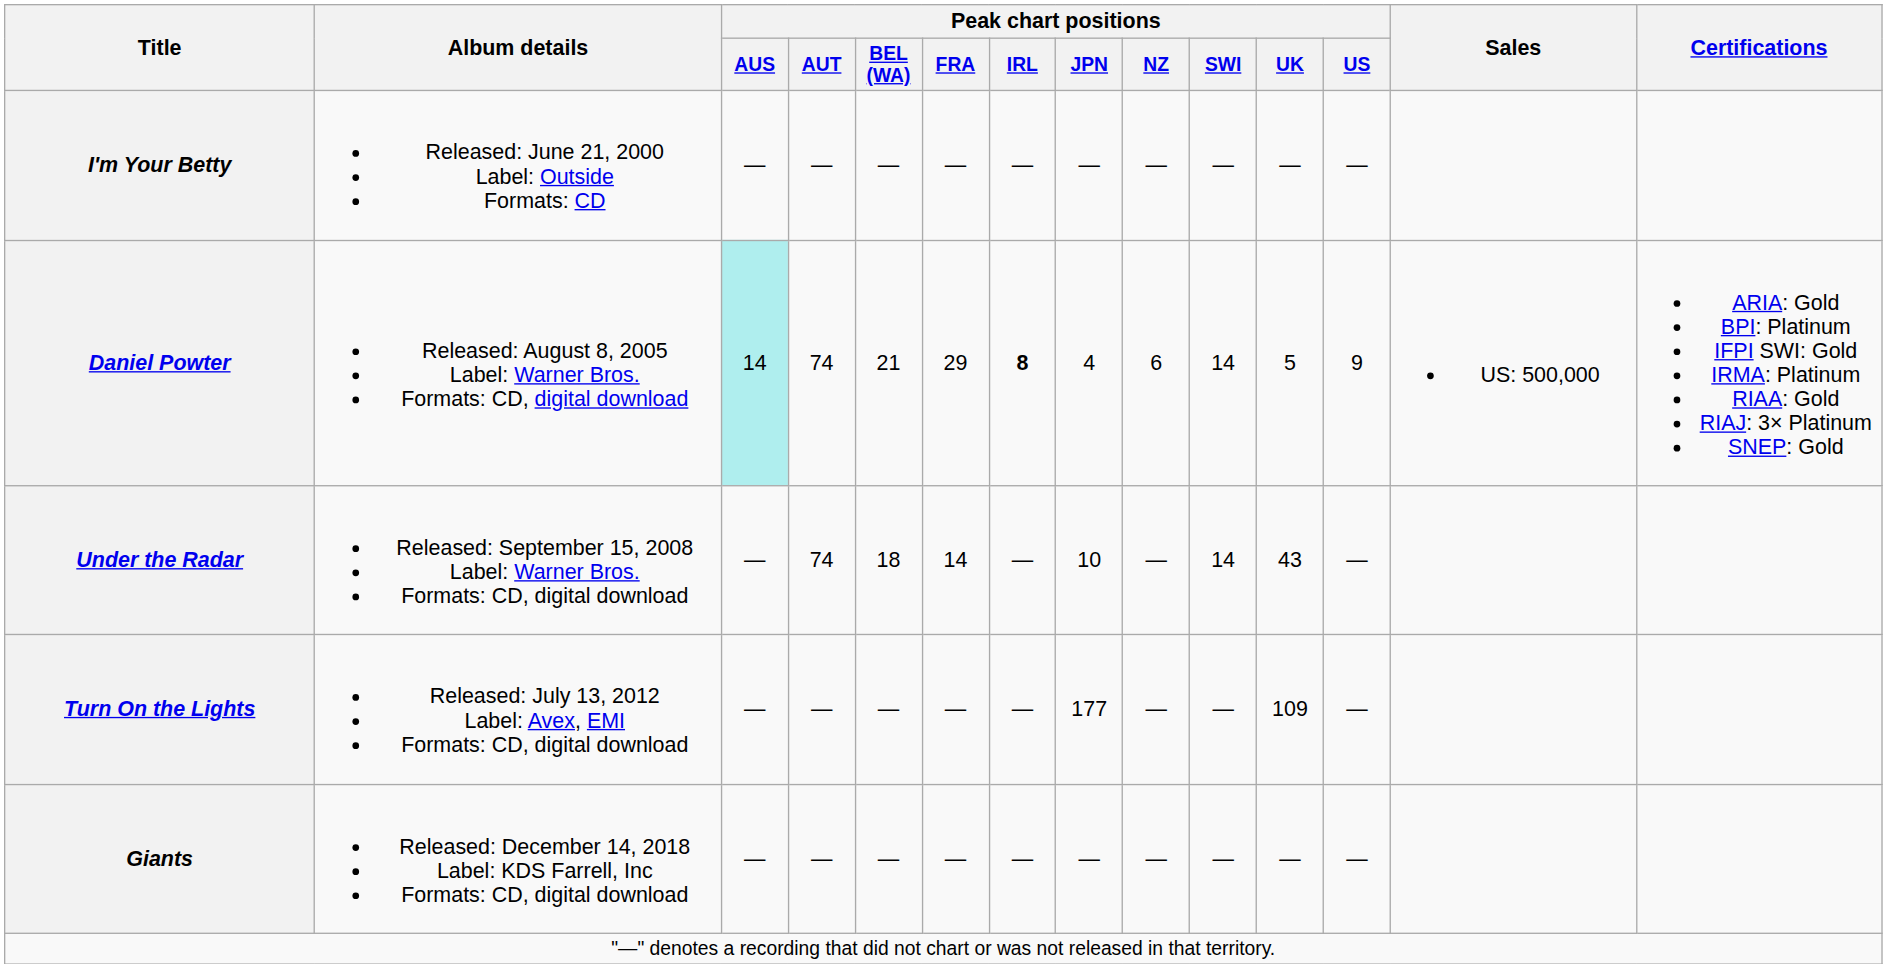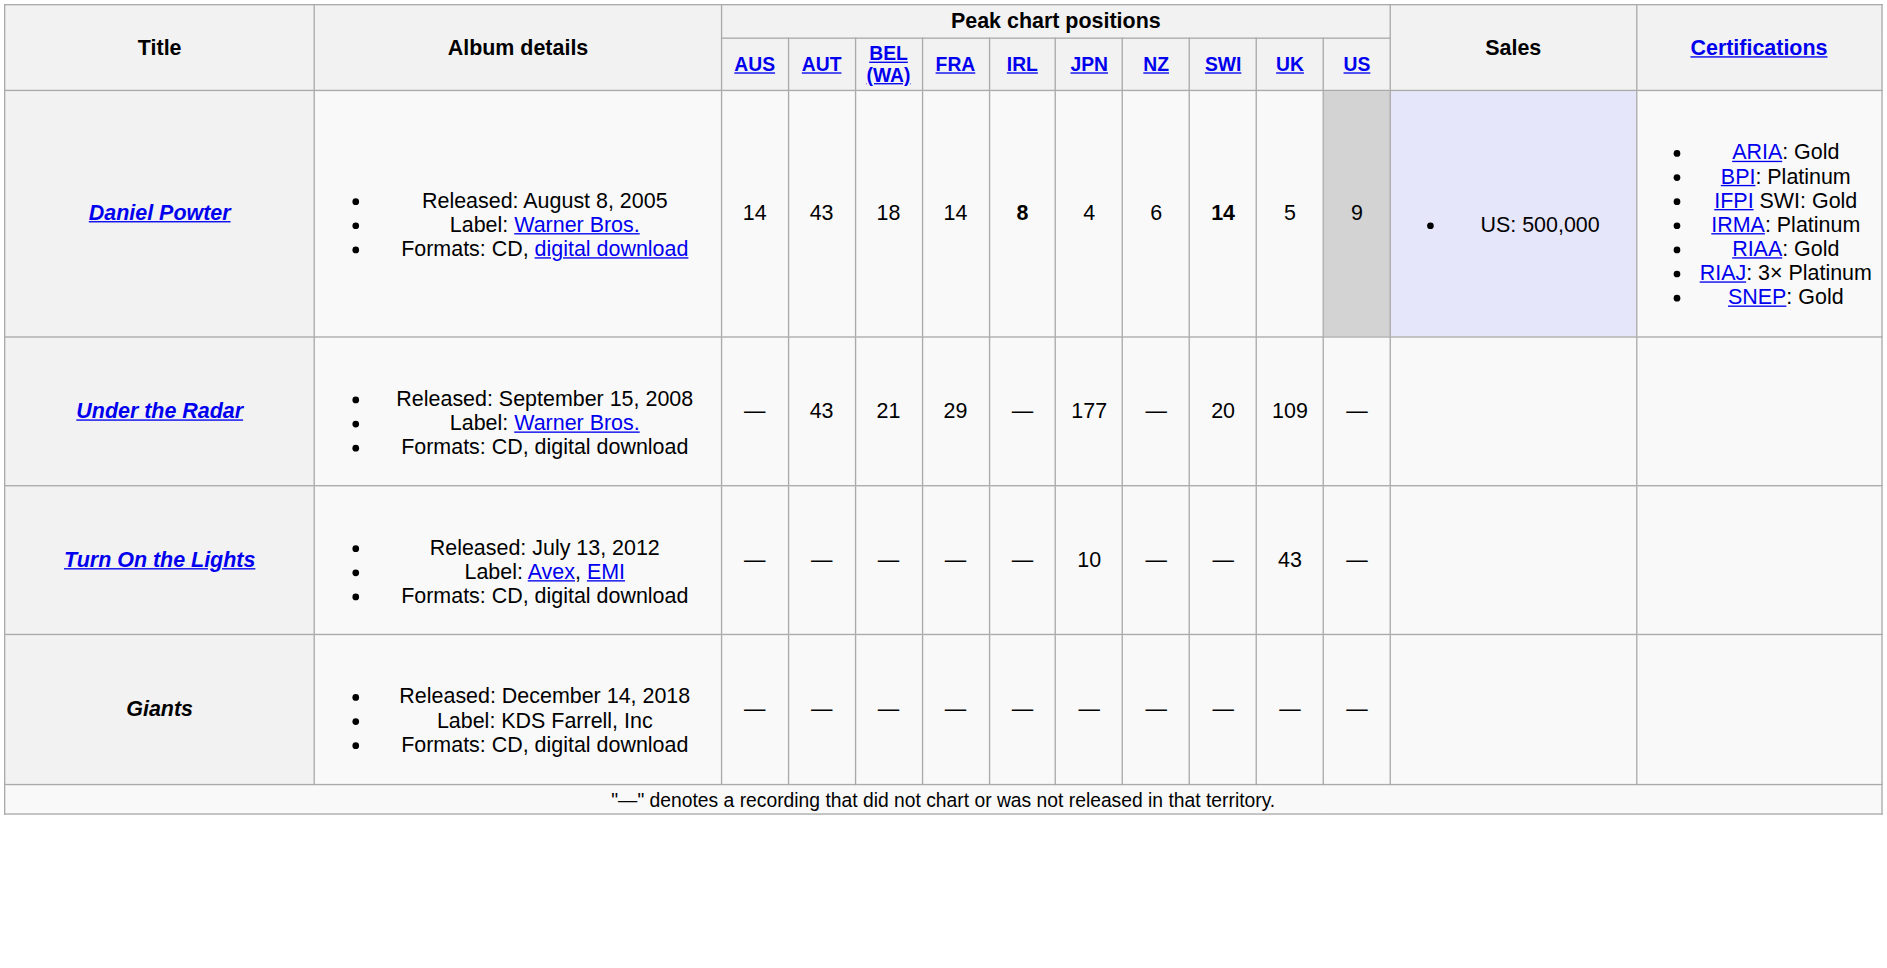- row: (160, 165)
(755, 362) paleturquoise background -> (755, 213) no background
(822, 362) 74 -> (822, 213) 43
(889, 362) 21 -> (889, 213) 18
(955, 362) 29 -> (955, 213) 14
(1223, 362) normal -> (1223, 213) bold
(1357, 362) no background -> (1357, 213) lightgrey background
(1513, 375) no background -> (1513, 226) lavender background
(822, 560) 74 -> (822, 410) 43
(889, 560) 18 -> (889, 410) 21
(955, 560) 14 -> (955, 410) 29
(1089, 560) 10 -> (1089, 410) 177
(1223, 560) 14 -> (1223, 410) 20
(1290, 560) 43 -> (1290, 410) 109
(1089, 709) 177 -> (1089, 560) 10
(1290, 709) 109 -> (1290, 560) 43
